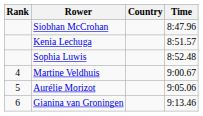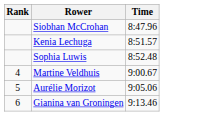- column: (145, 12)
